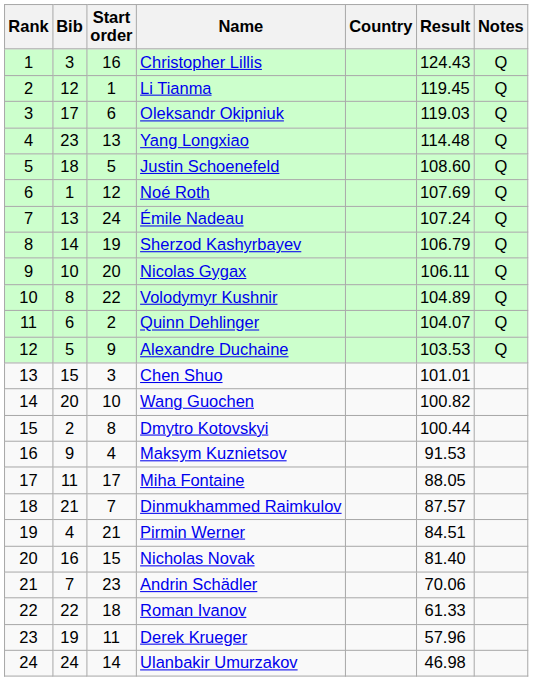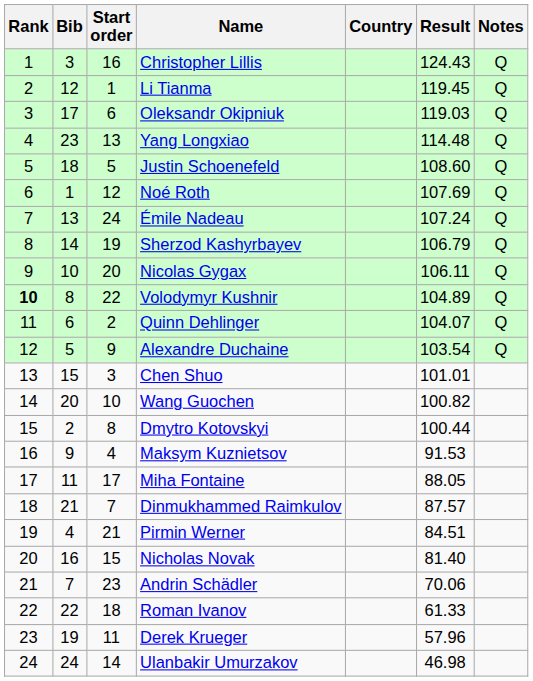(28, 297) normal -> (28, 297) bold
(445, 349) 103.53 -> (445, 349) 103.54
